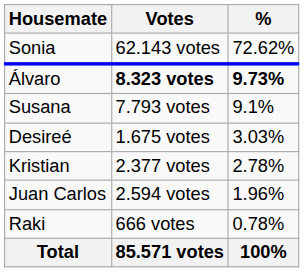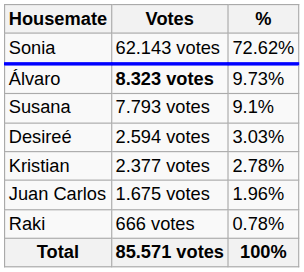(258, 79) bold -> (258, 79) normal
(163, 136) 1.675 votes -> (163, 136) 2.594 votes
(163, 194) 2.594 votes -> (163, 194) 1.675 votes
